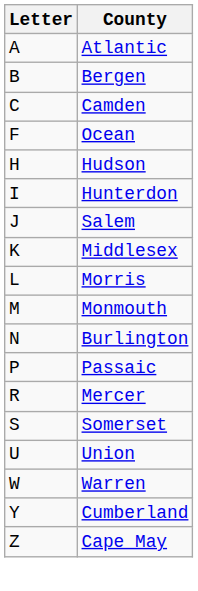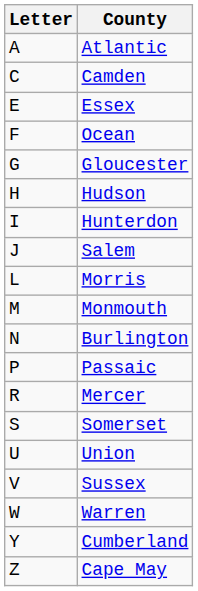- row: (114, 77)
+ row: (108, 106)
+ row: (135, 164)
- row: (130, 251)
+ row: (114, 484)
